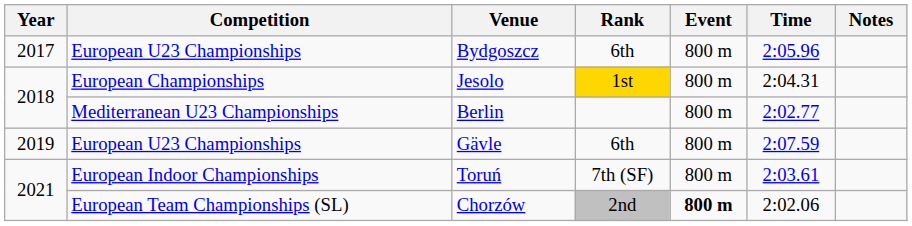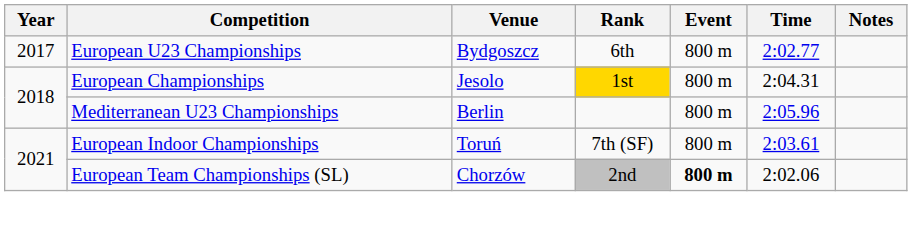(791, 51) 2:05.96 -> (791, 51) 2:02.77
(791, 112) 2:02.77 -> (791, 112) 2:05.96
- row: (479, 143)
